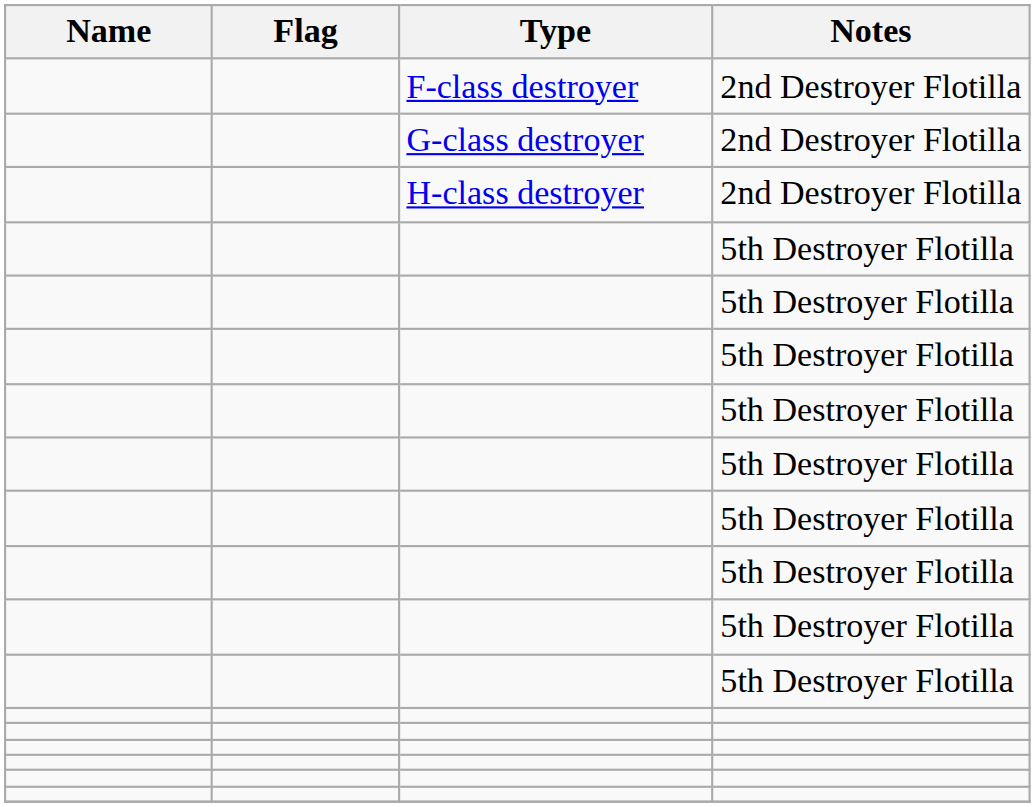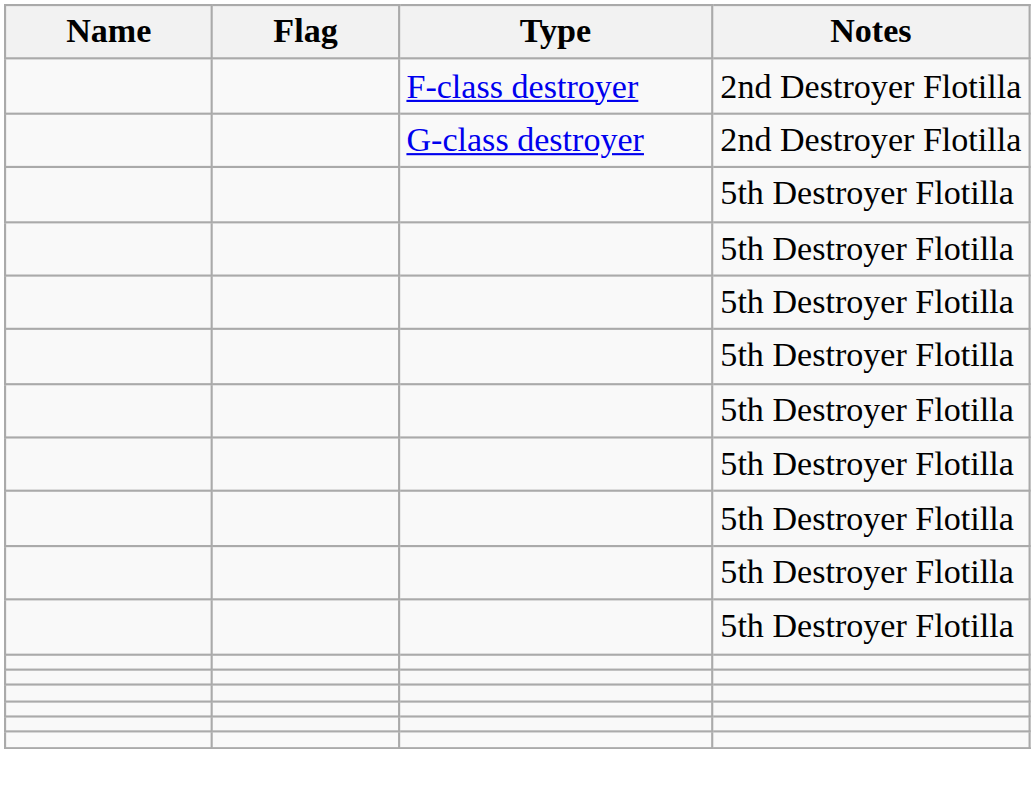- row: (525, 193)
